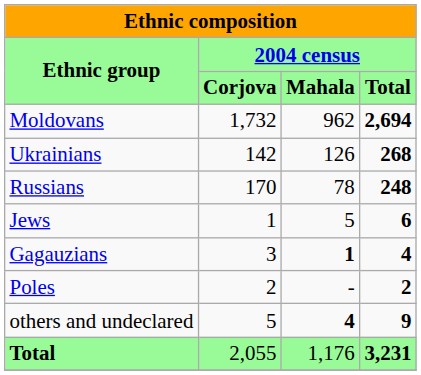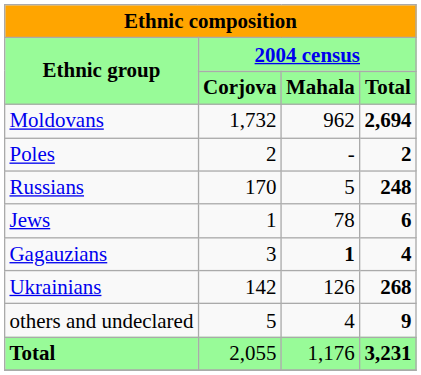rows swapped: (55, 154) <-> (32, 287)
(344, 187) 78 -> (350, 187) 5
(350, 220) 5 -> (344, 220) 78
(350, 320) bold -> (350, 320) normal
